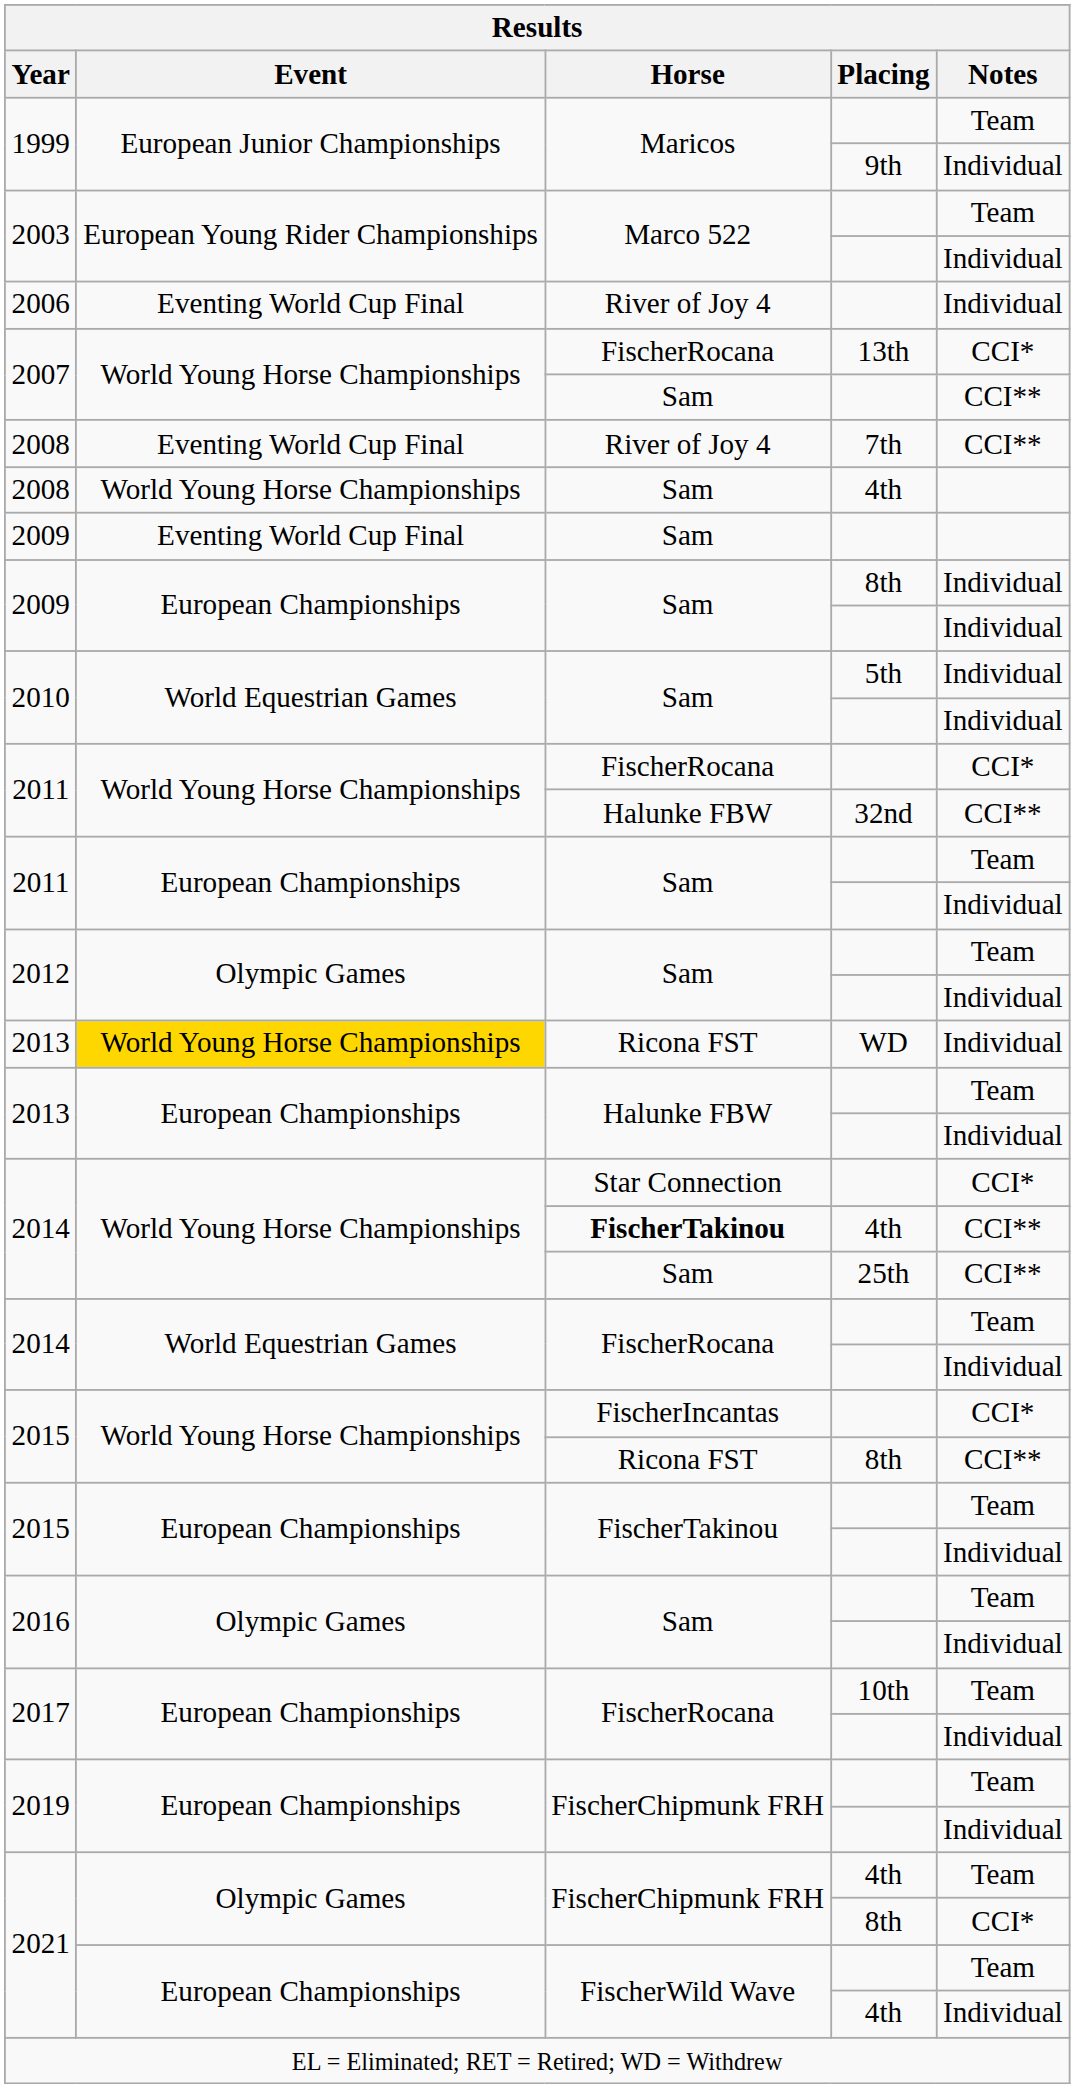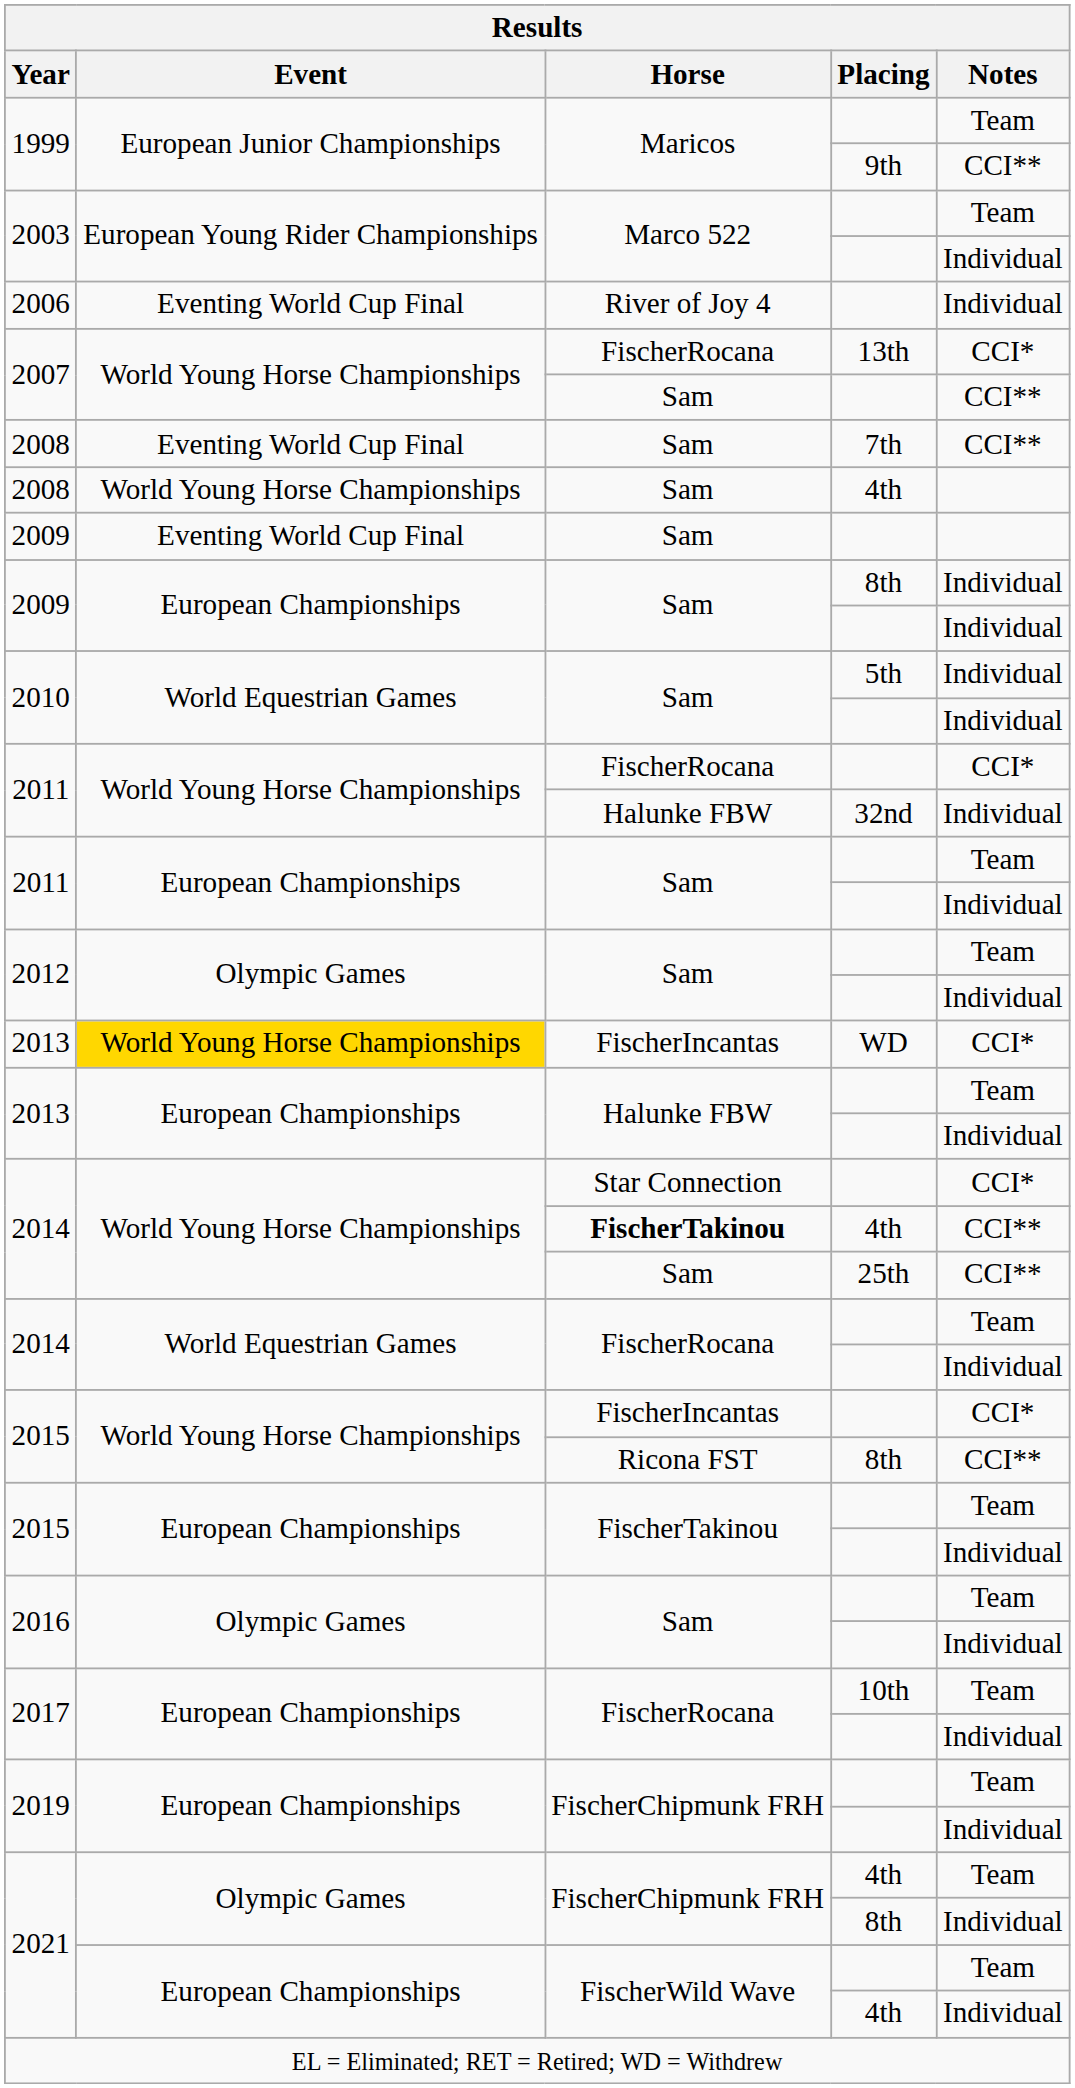(1003, 166) Individual -> (1003, 166) CCI**
(688, 443) River of Joy 4 -> (688, 443) Sam
(1003, 812) CCI** -> (1003, 812) Individual
(688, 1043) Ricona FST -> (688, 1043) FischerIncantas
(1003, 1043) Individual -> (1003, 1043) CCI*
(1003, 1921) CCI* -> (1003, 1921) Individual
